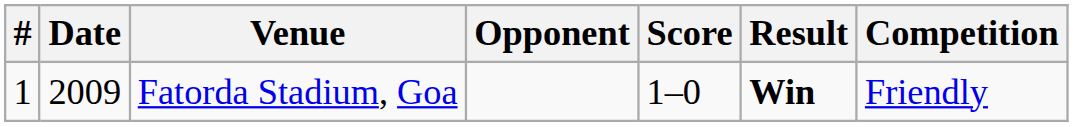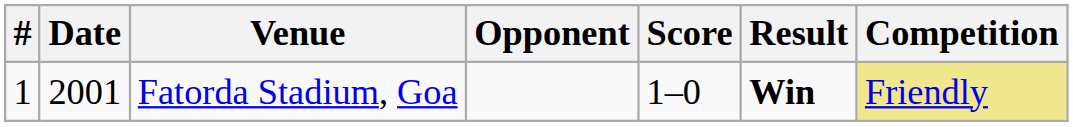(85, 90) 2009 -> (85, 90) 2001
(926, 90) no background -> (926, 90) khaki background
